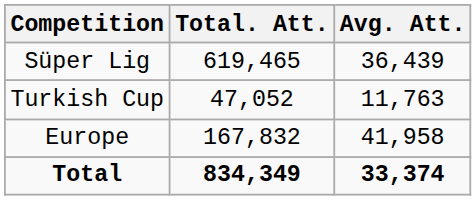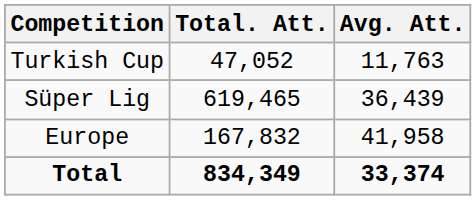rows swapped: (87, 62) <-> (87, 100)
